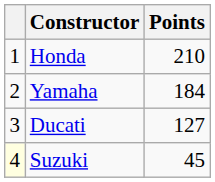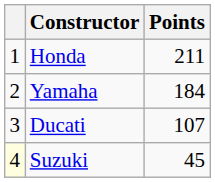(189, 56) 210 -> (190, 56) 211
(189, 125) 127 -> (189, 125) 107
